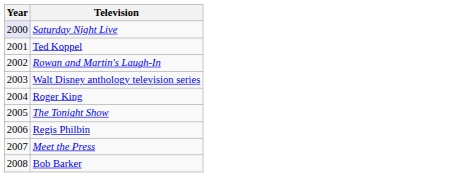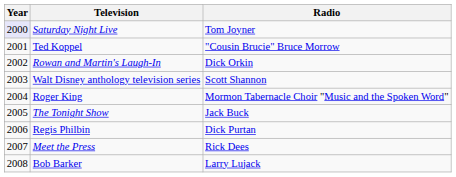+ column: (327, 12)
